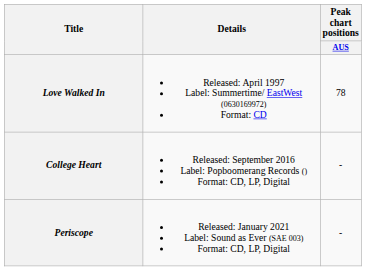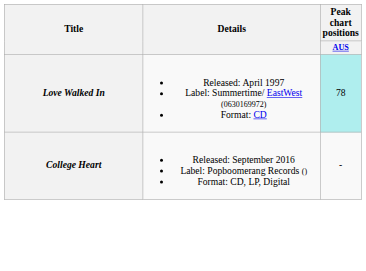(341, 93) no background -> (341, 93) paleturquoise background
- row: (74, 232)
